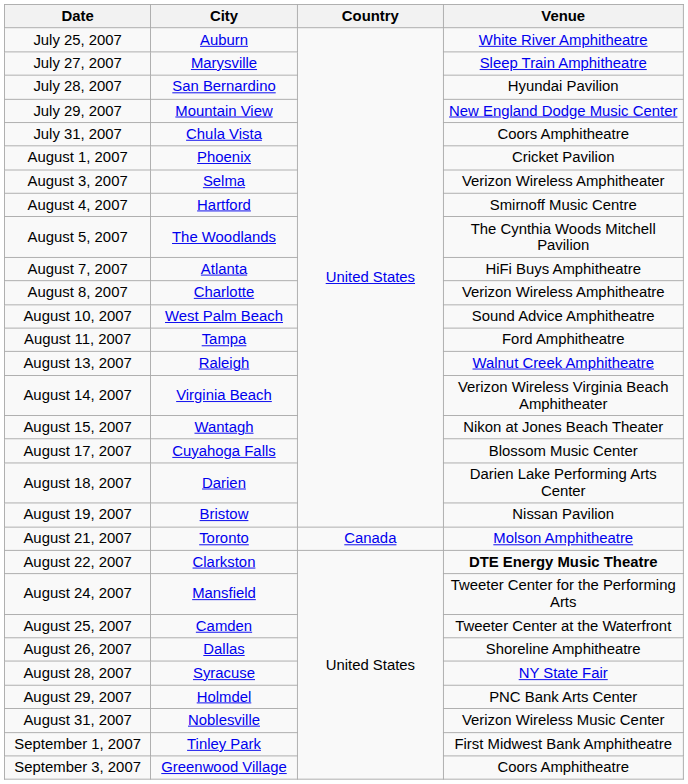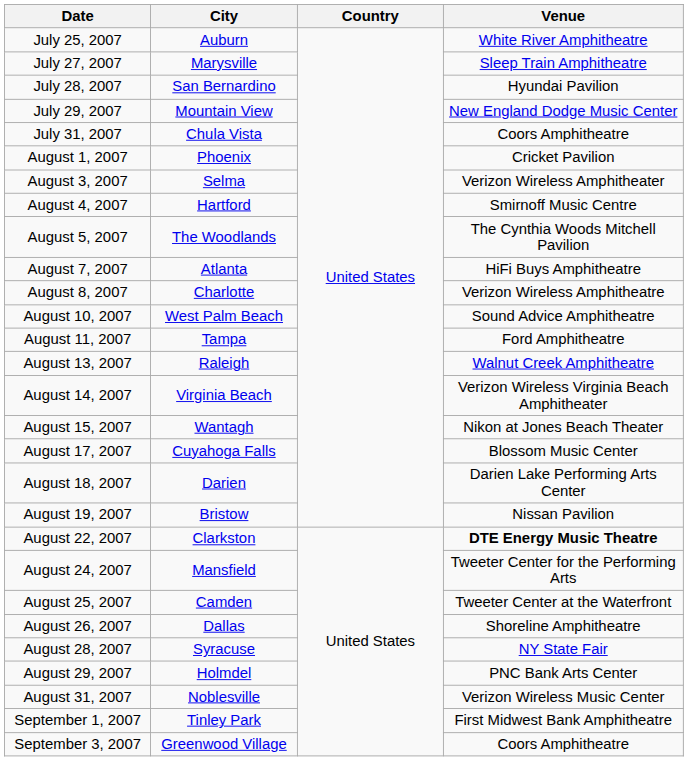- row: (78, 538)
